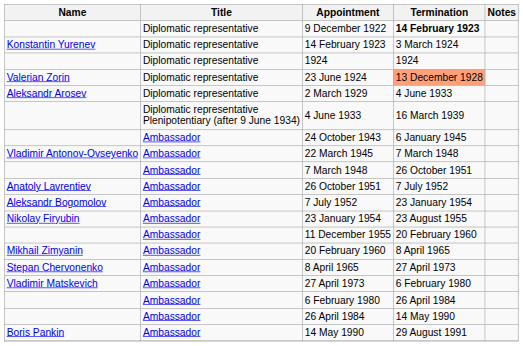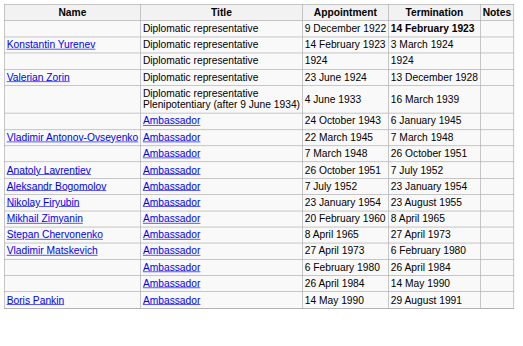(439, 77) lightsalmon background -> (434, 77) no background
- row: (336, 93)
- row: (348, 235)
